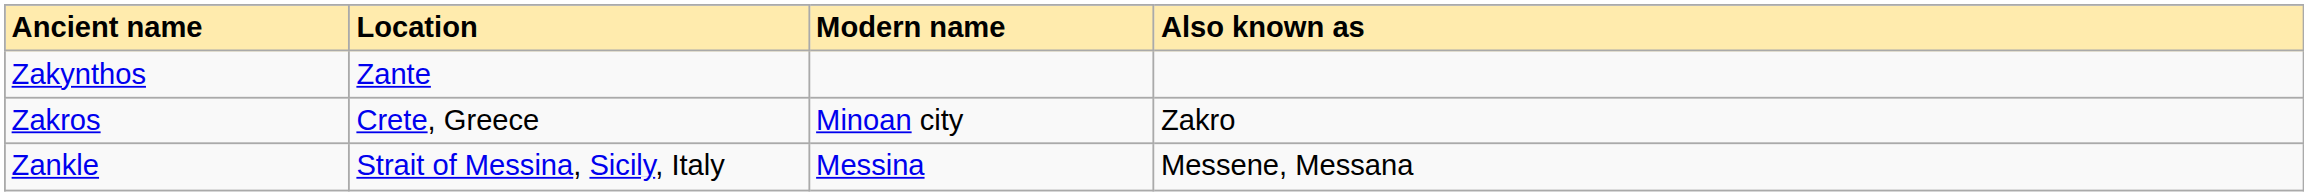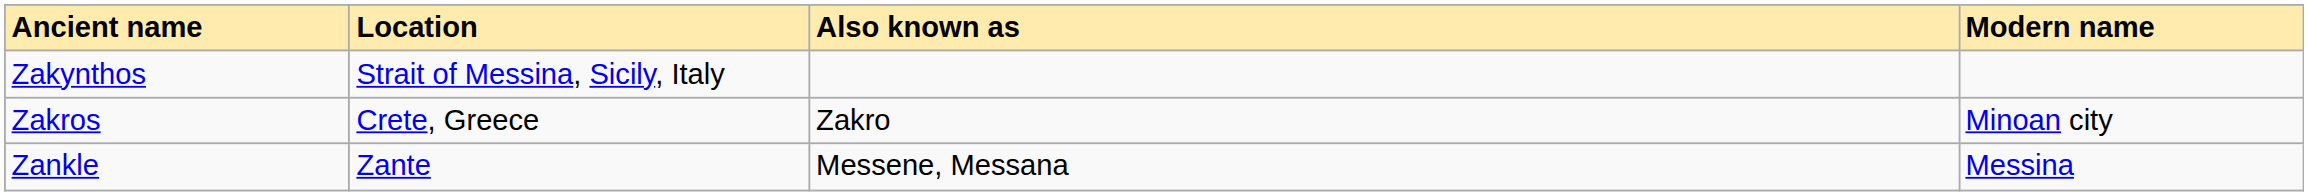columns swapped: (911, 27) <-> (1263, 27)
(394, 73) Zante -> (541, 73) Strait of Messina, Sicily, Italy
(541, 166) Strait of Messina, Sicily, Italy -> (394, 166) Zante
